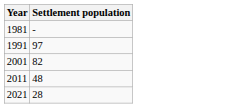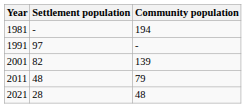+ column: (187, 12)
